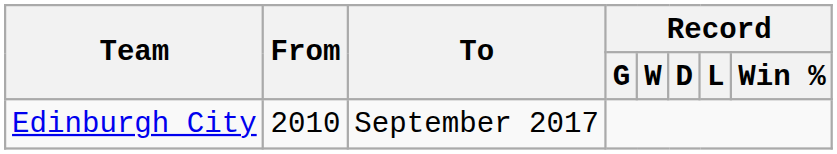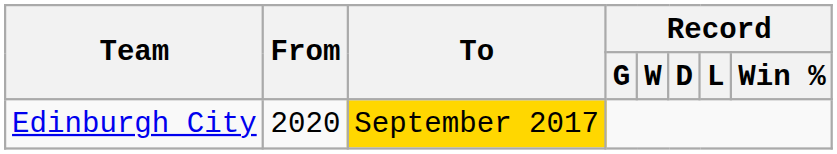(306, 124) 2010 -> (306, 124) 2020
(477, 124) no background -> (477, 124) gold background
